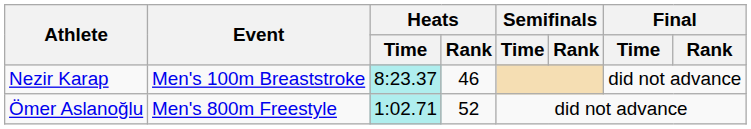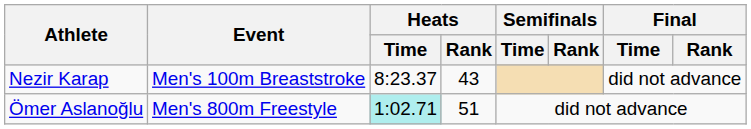(406, 80) paleturquoise background -> (406, 80) no background
(469, 80) 46 -> (469, 80) 43
(469, 109) 52 -> (469, 109) 51
